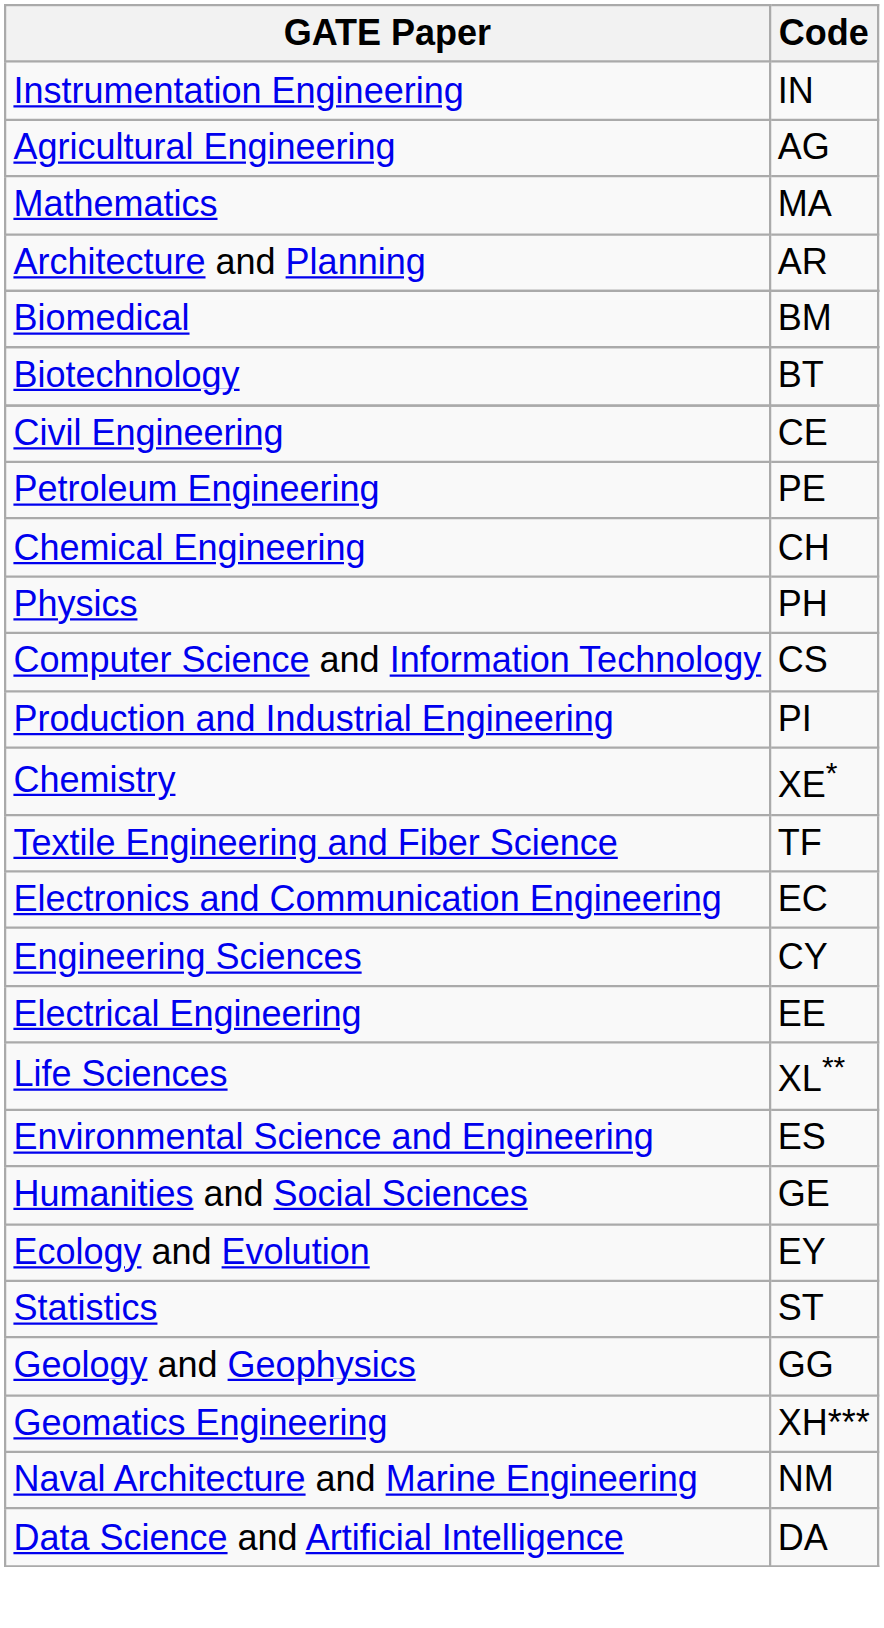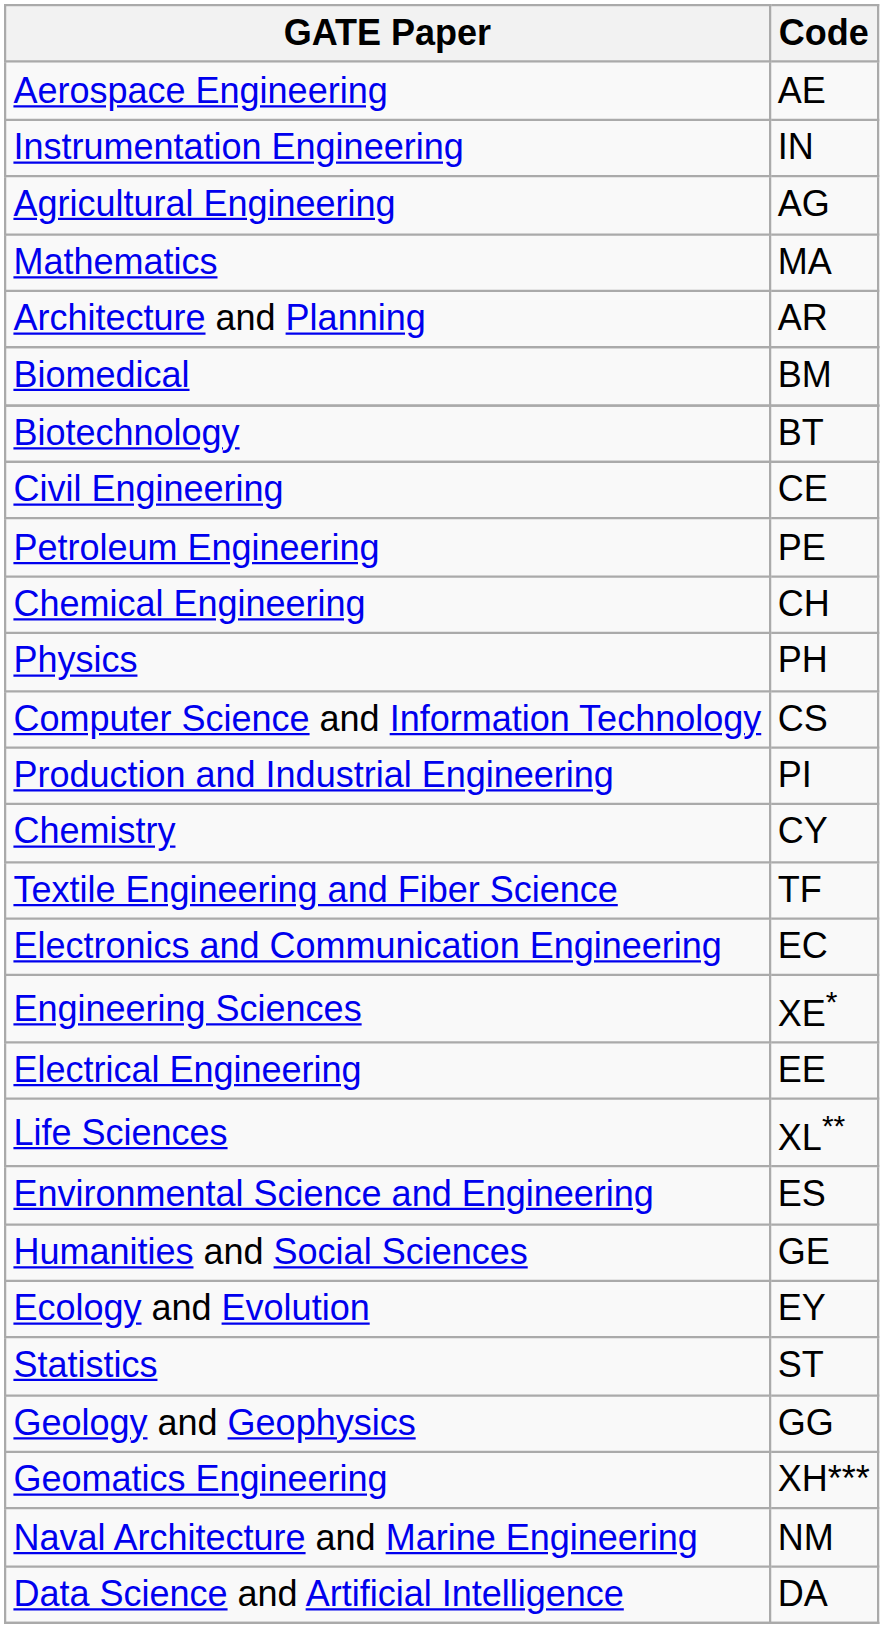+ row: (201, 90)
(808, 780) XE* -> (803, 832) CY
(803, 956) CY -> (808, 1008) XE*
